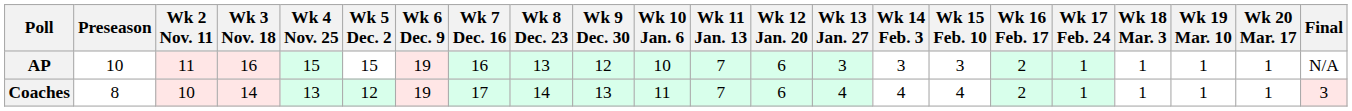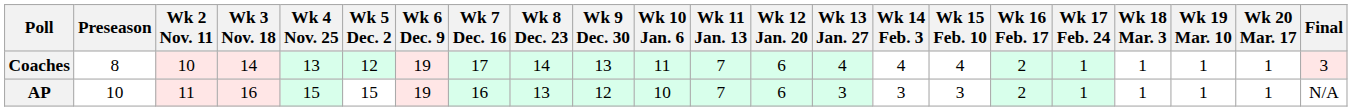rows swapped: (39, 65) <-> (39, 92)
